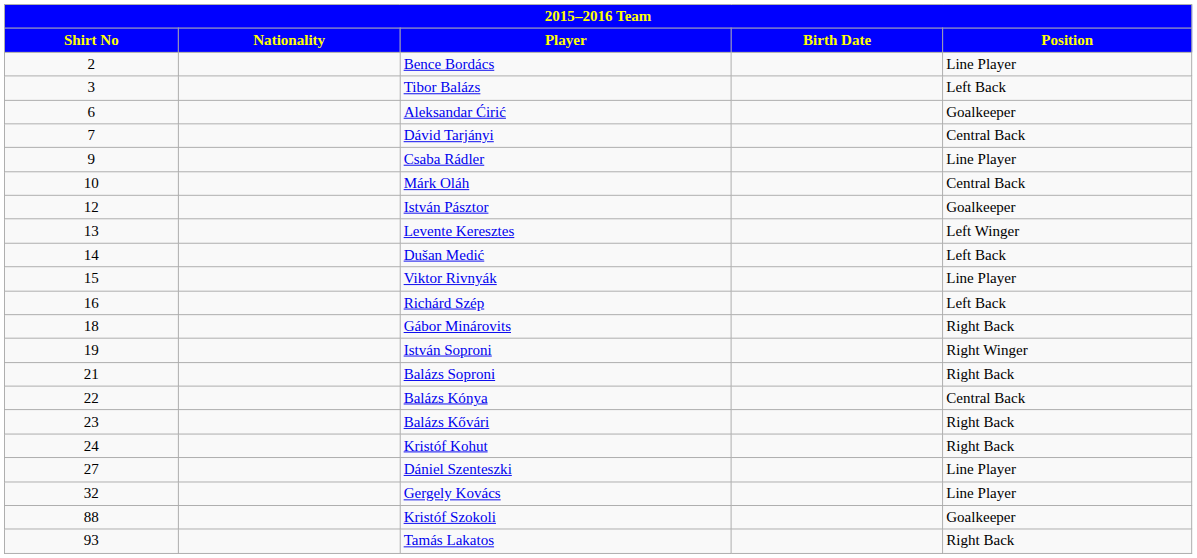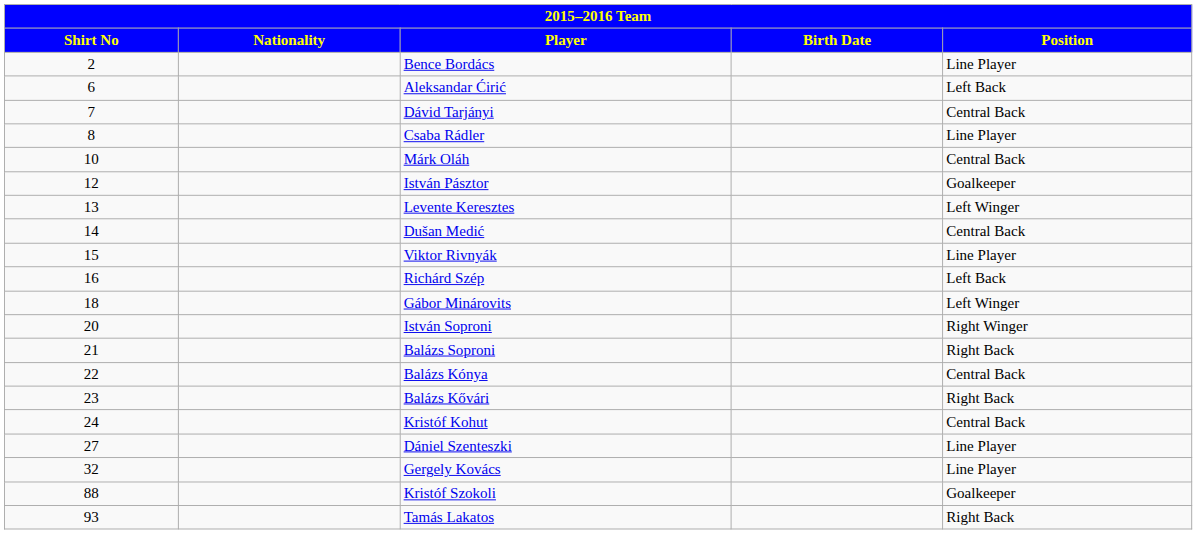- row: (442, 87)
(981, 111) Goalkeeper -> (976, 87) Left Back
(91, 159) 9 -> (91, 135) 8
(976, 254) Left Back -> (986, 231) Central Back
(980, 326) Right Back -> (983, 302) Left Winger
(91, 350) 19 -> (91, 326) 20
(980, 445) Right Back -> (986, 421) Central Back
